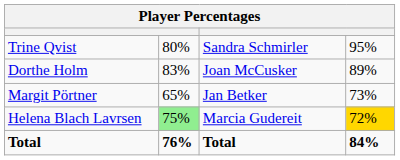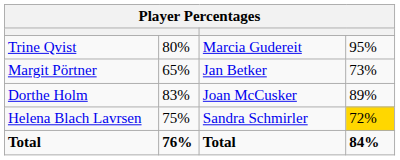(255, 47) Sandra Schmirler -> (252, 47) Marcia Gudereit
rows swapped: (48, 71) <-> (52, 94)
(176, 118) lightgreen background -> (176, 118) no background
(252, 118) Marcia Gudereit -> (255, 118) Sandra Schmirler
